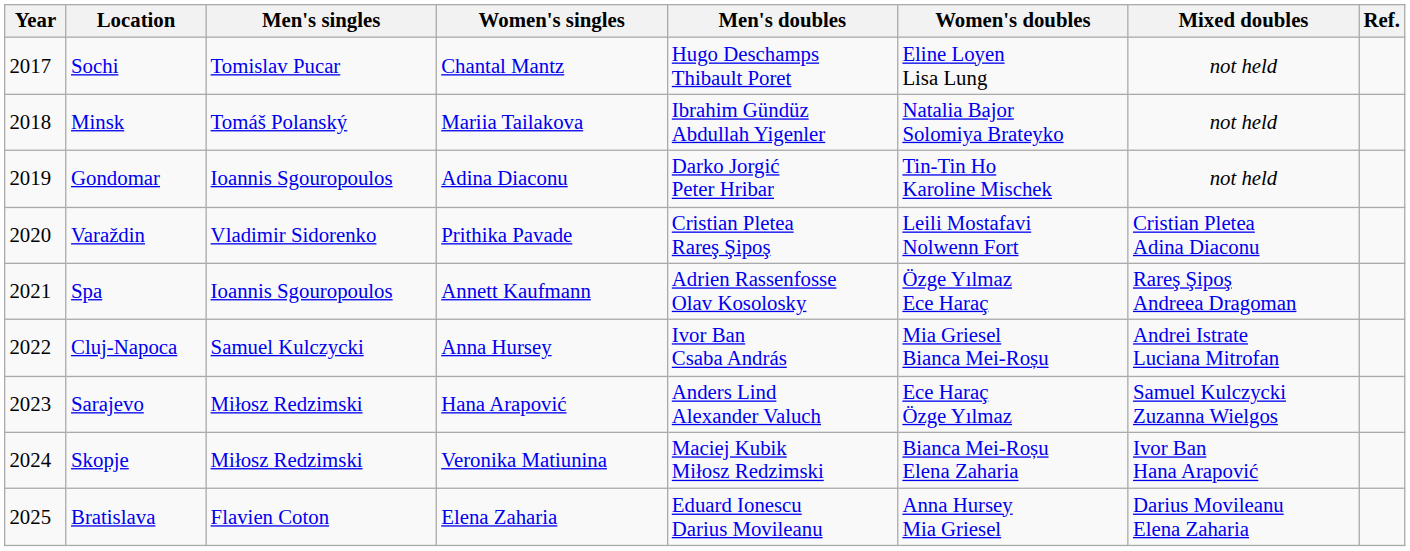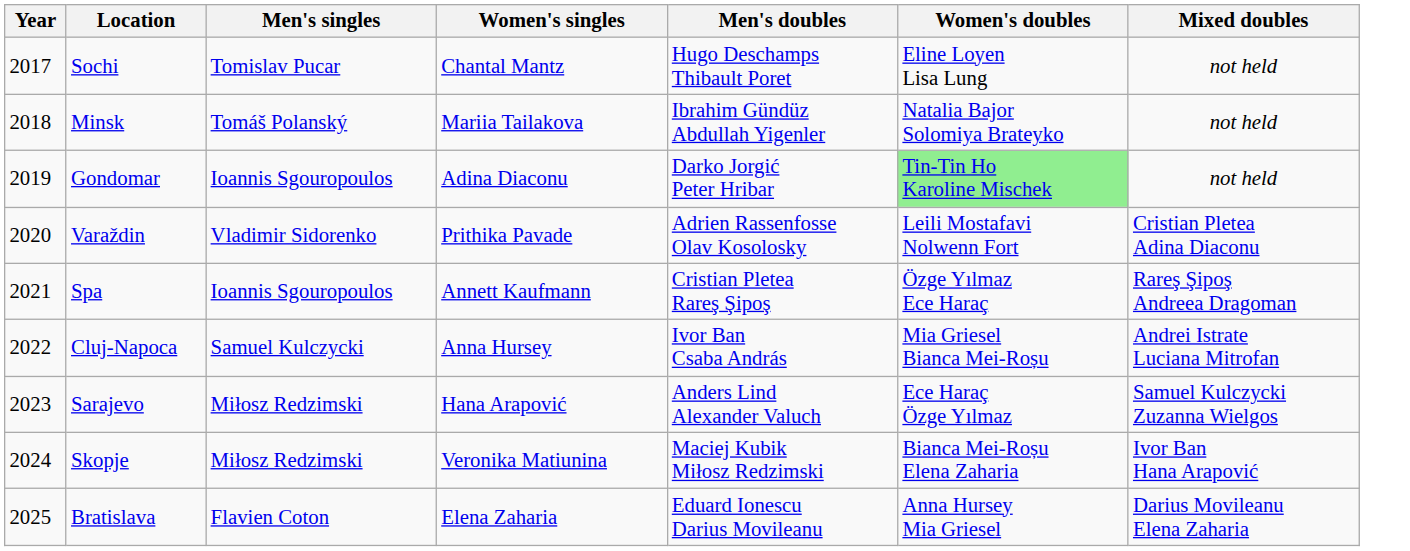- column: (1382, 20)
(977, 178) no background -> (977, 178) lightgreen background
(733, 234) Cristian Pletea Rareş Şipoş -> (754, 234) Adrien Rassenfosse Olav Kosolosky
(754, 291) Adrien Rassenfosse Olav Kosolosky -> (733, 291) Cristian Pletea Rareş Şipoş
